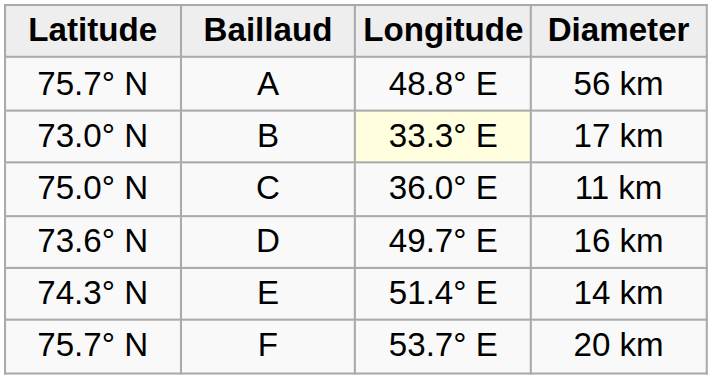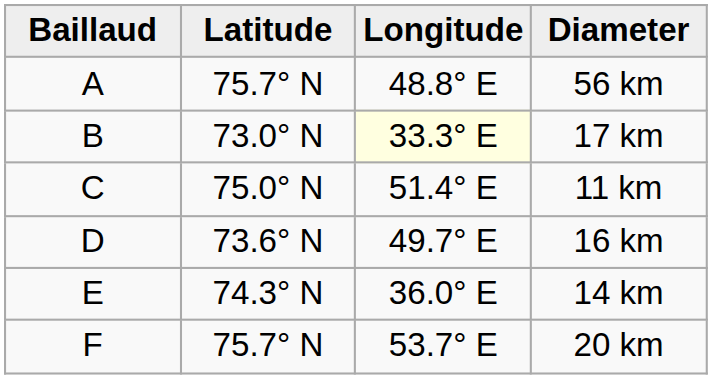columns swapped: (268, 30) <-> (93, 30)
(443, 188) 36.0° E -> (443, 188) 51.4° E
(443, 293) 51.4° E -> (443, 293) 36.0° E
